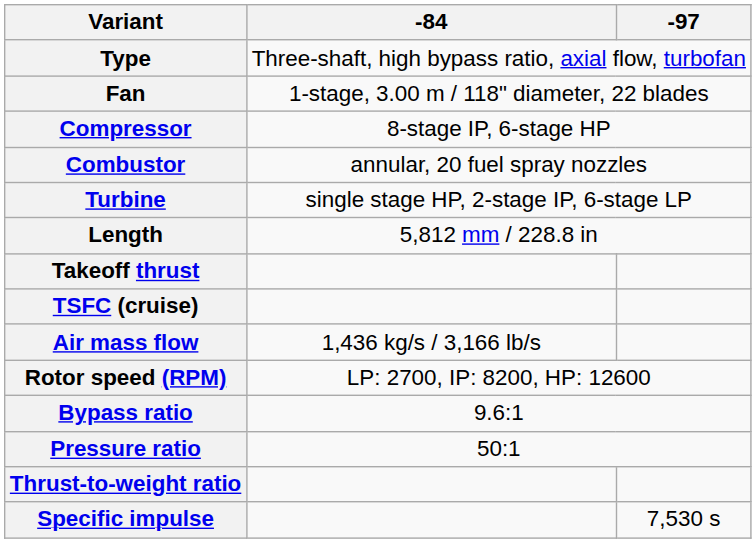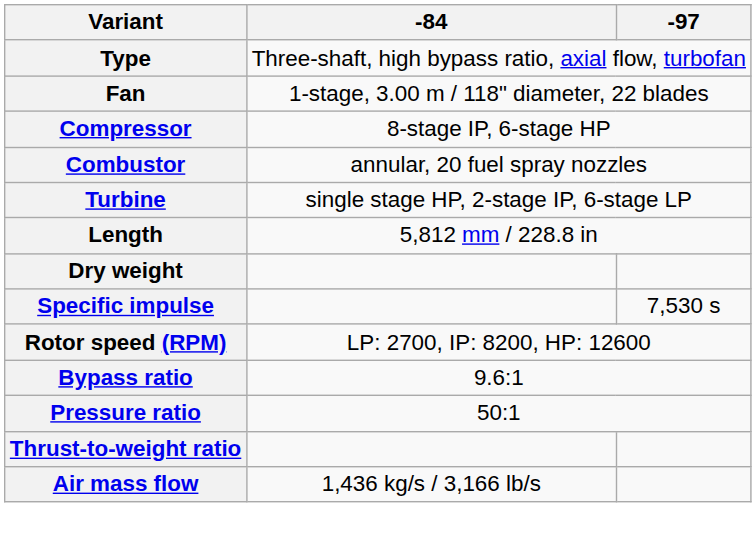+ row: (126, 270)
- row: (126, 270)
- row: (126, 306)
rows swapped: (126, 519) <-> (126, 341)
